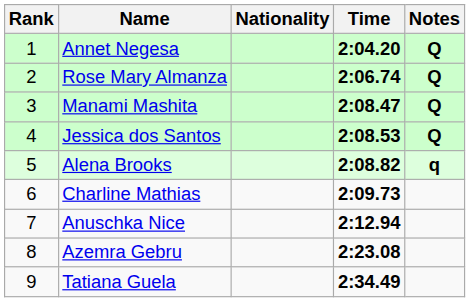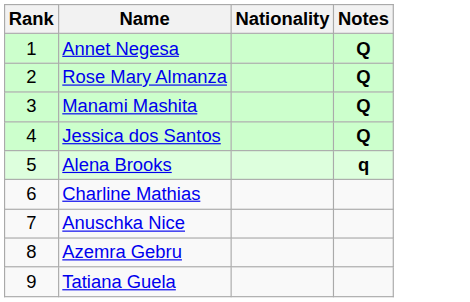- column: (369, 19)
